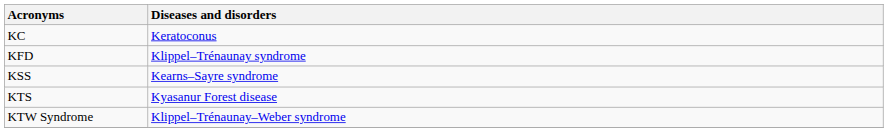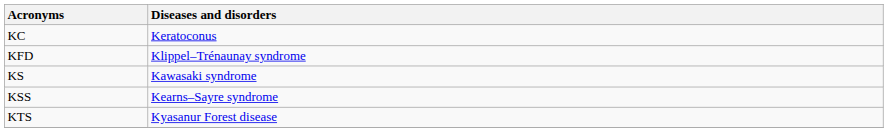+ row: (16, 76)
- row: (50, 117)
